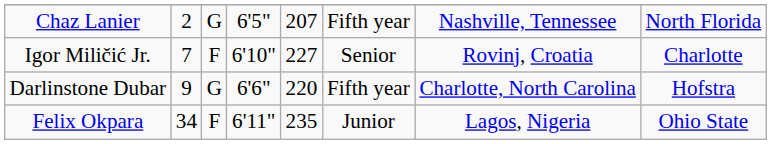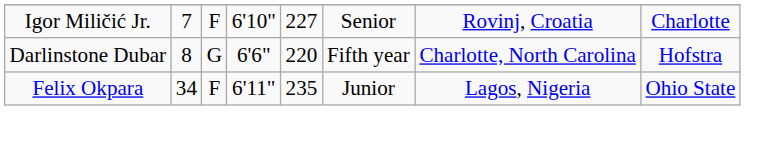- row: (88, 21)
(186, 88) 9 -> (186, 54) 8
